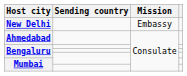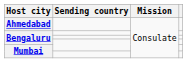- row: (28, 24)
